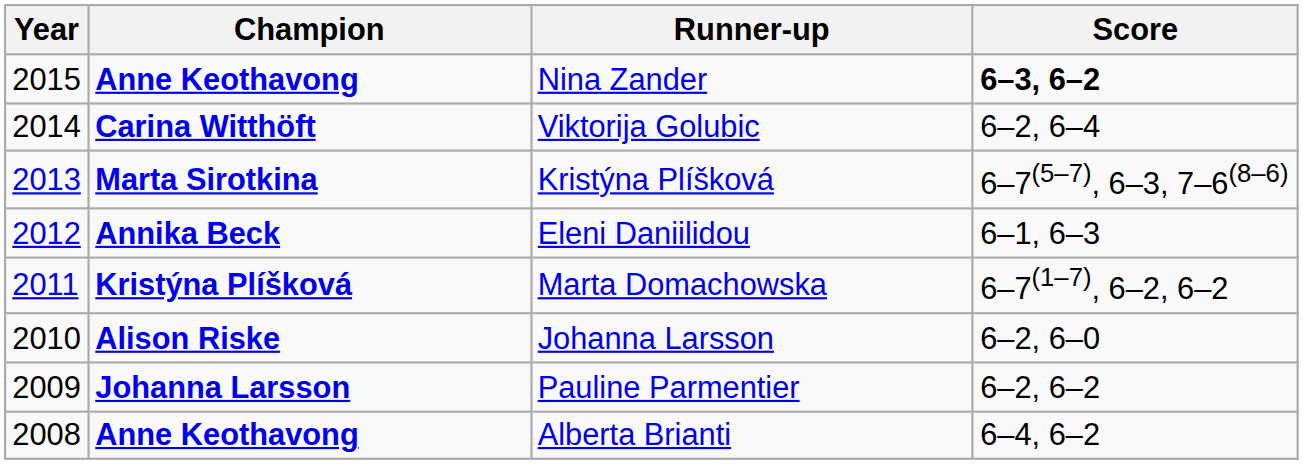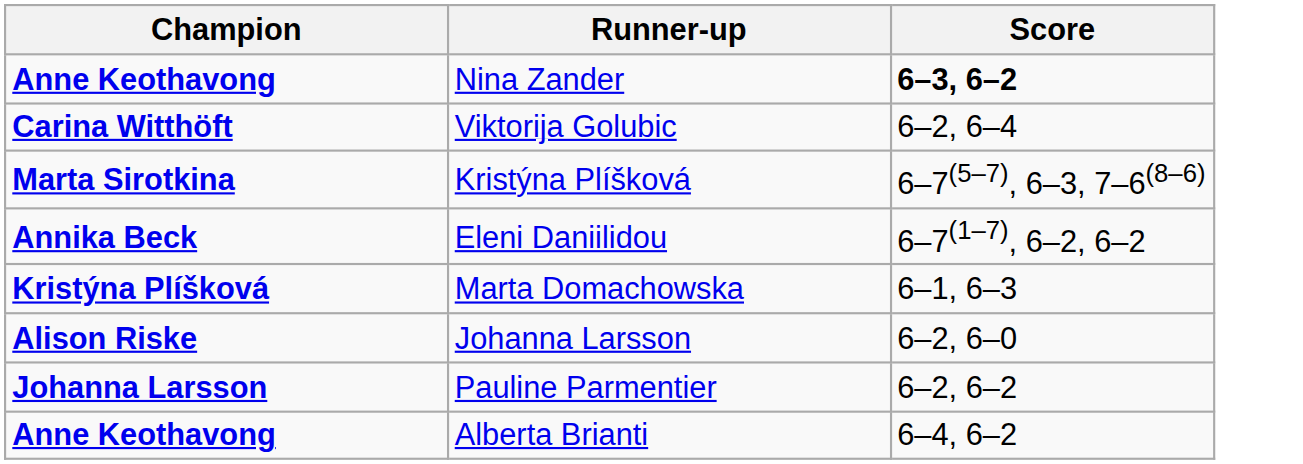- column: (47, 30)
(1040, 233) 6–1, 6–3 -> (1021, 237) 6–7(1–7), 6–2, 6–2
(1104, 285) 6–7(1–7), 6–2, 6–2 -> (957, 289) 6–1, 6–3
